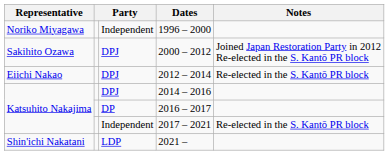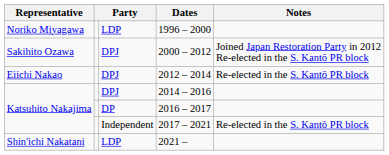(127, 29) Independent -> (111, 29) LDP
